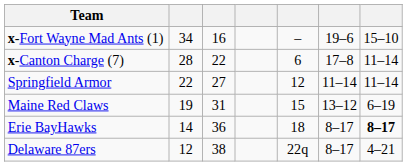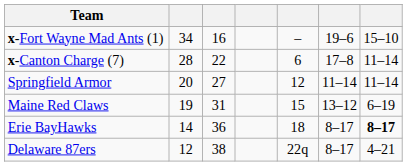(186, 82) 22 -> (186, 82) 20
